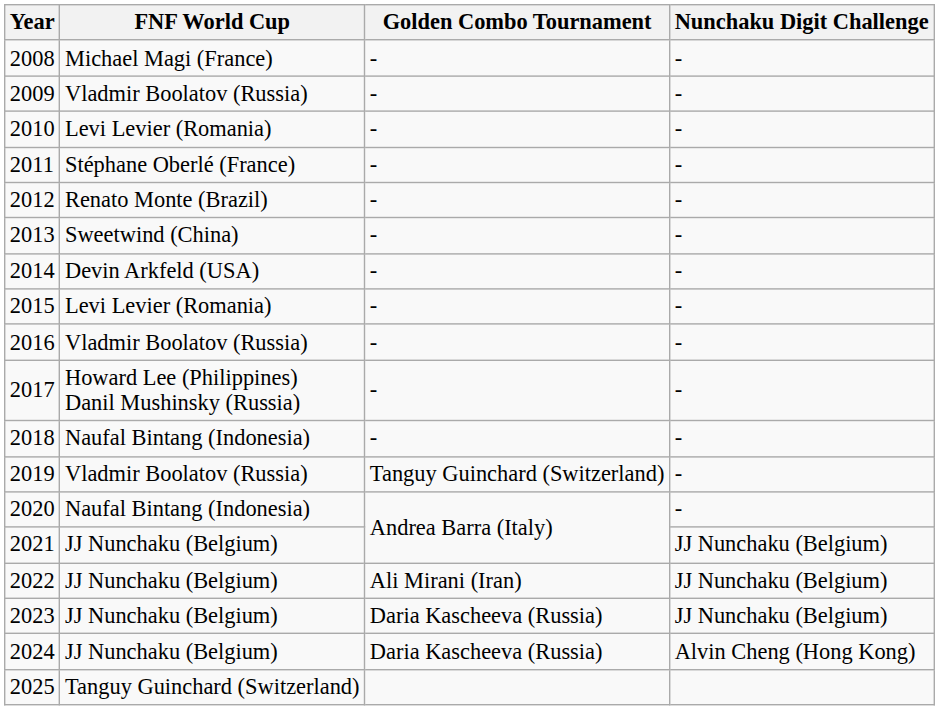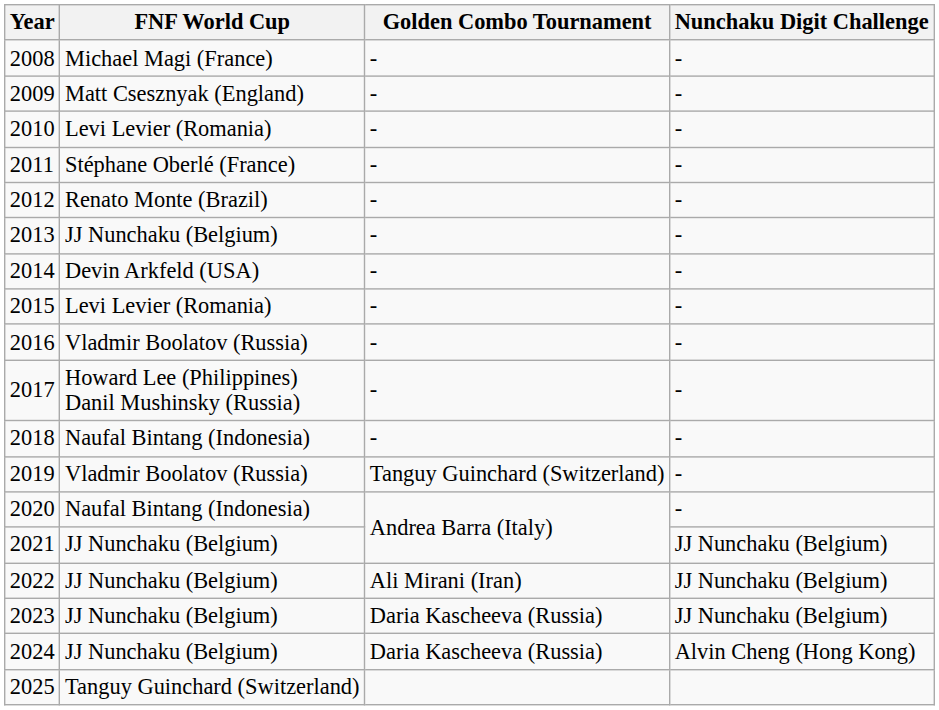(186, 93) Vladmir Boolatov (Russia) -> (184, 93) Matt Csesznyak (England)
(152, 235) Sweetwind (China) -> (171, 235) JJ Nunchaku (Belgium)
